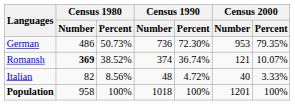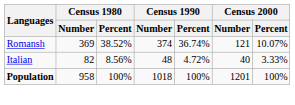- row: (23, 44)
(87, 60) bold -> (87, 44) normal
